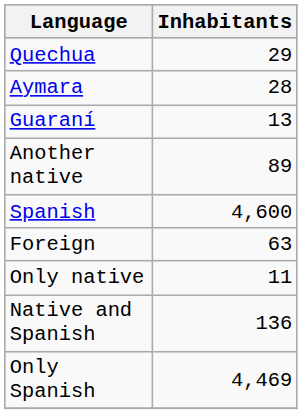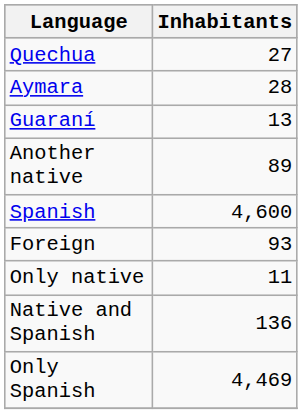(280, 55) 29 -> (280, 55) 27
(280, 245) 63 -> (280, 245) 93
